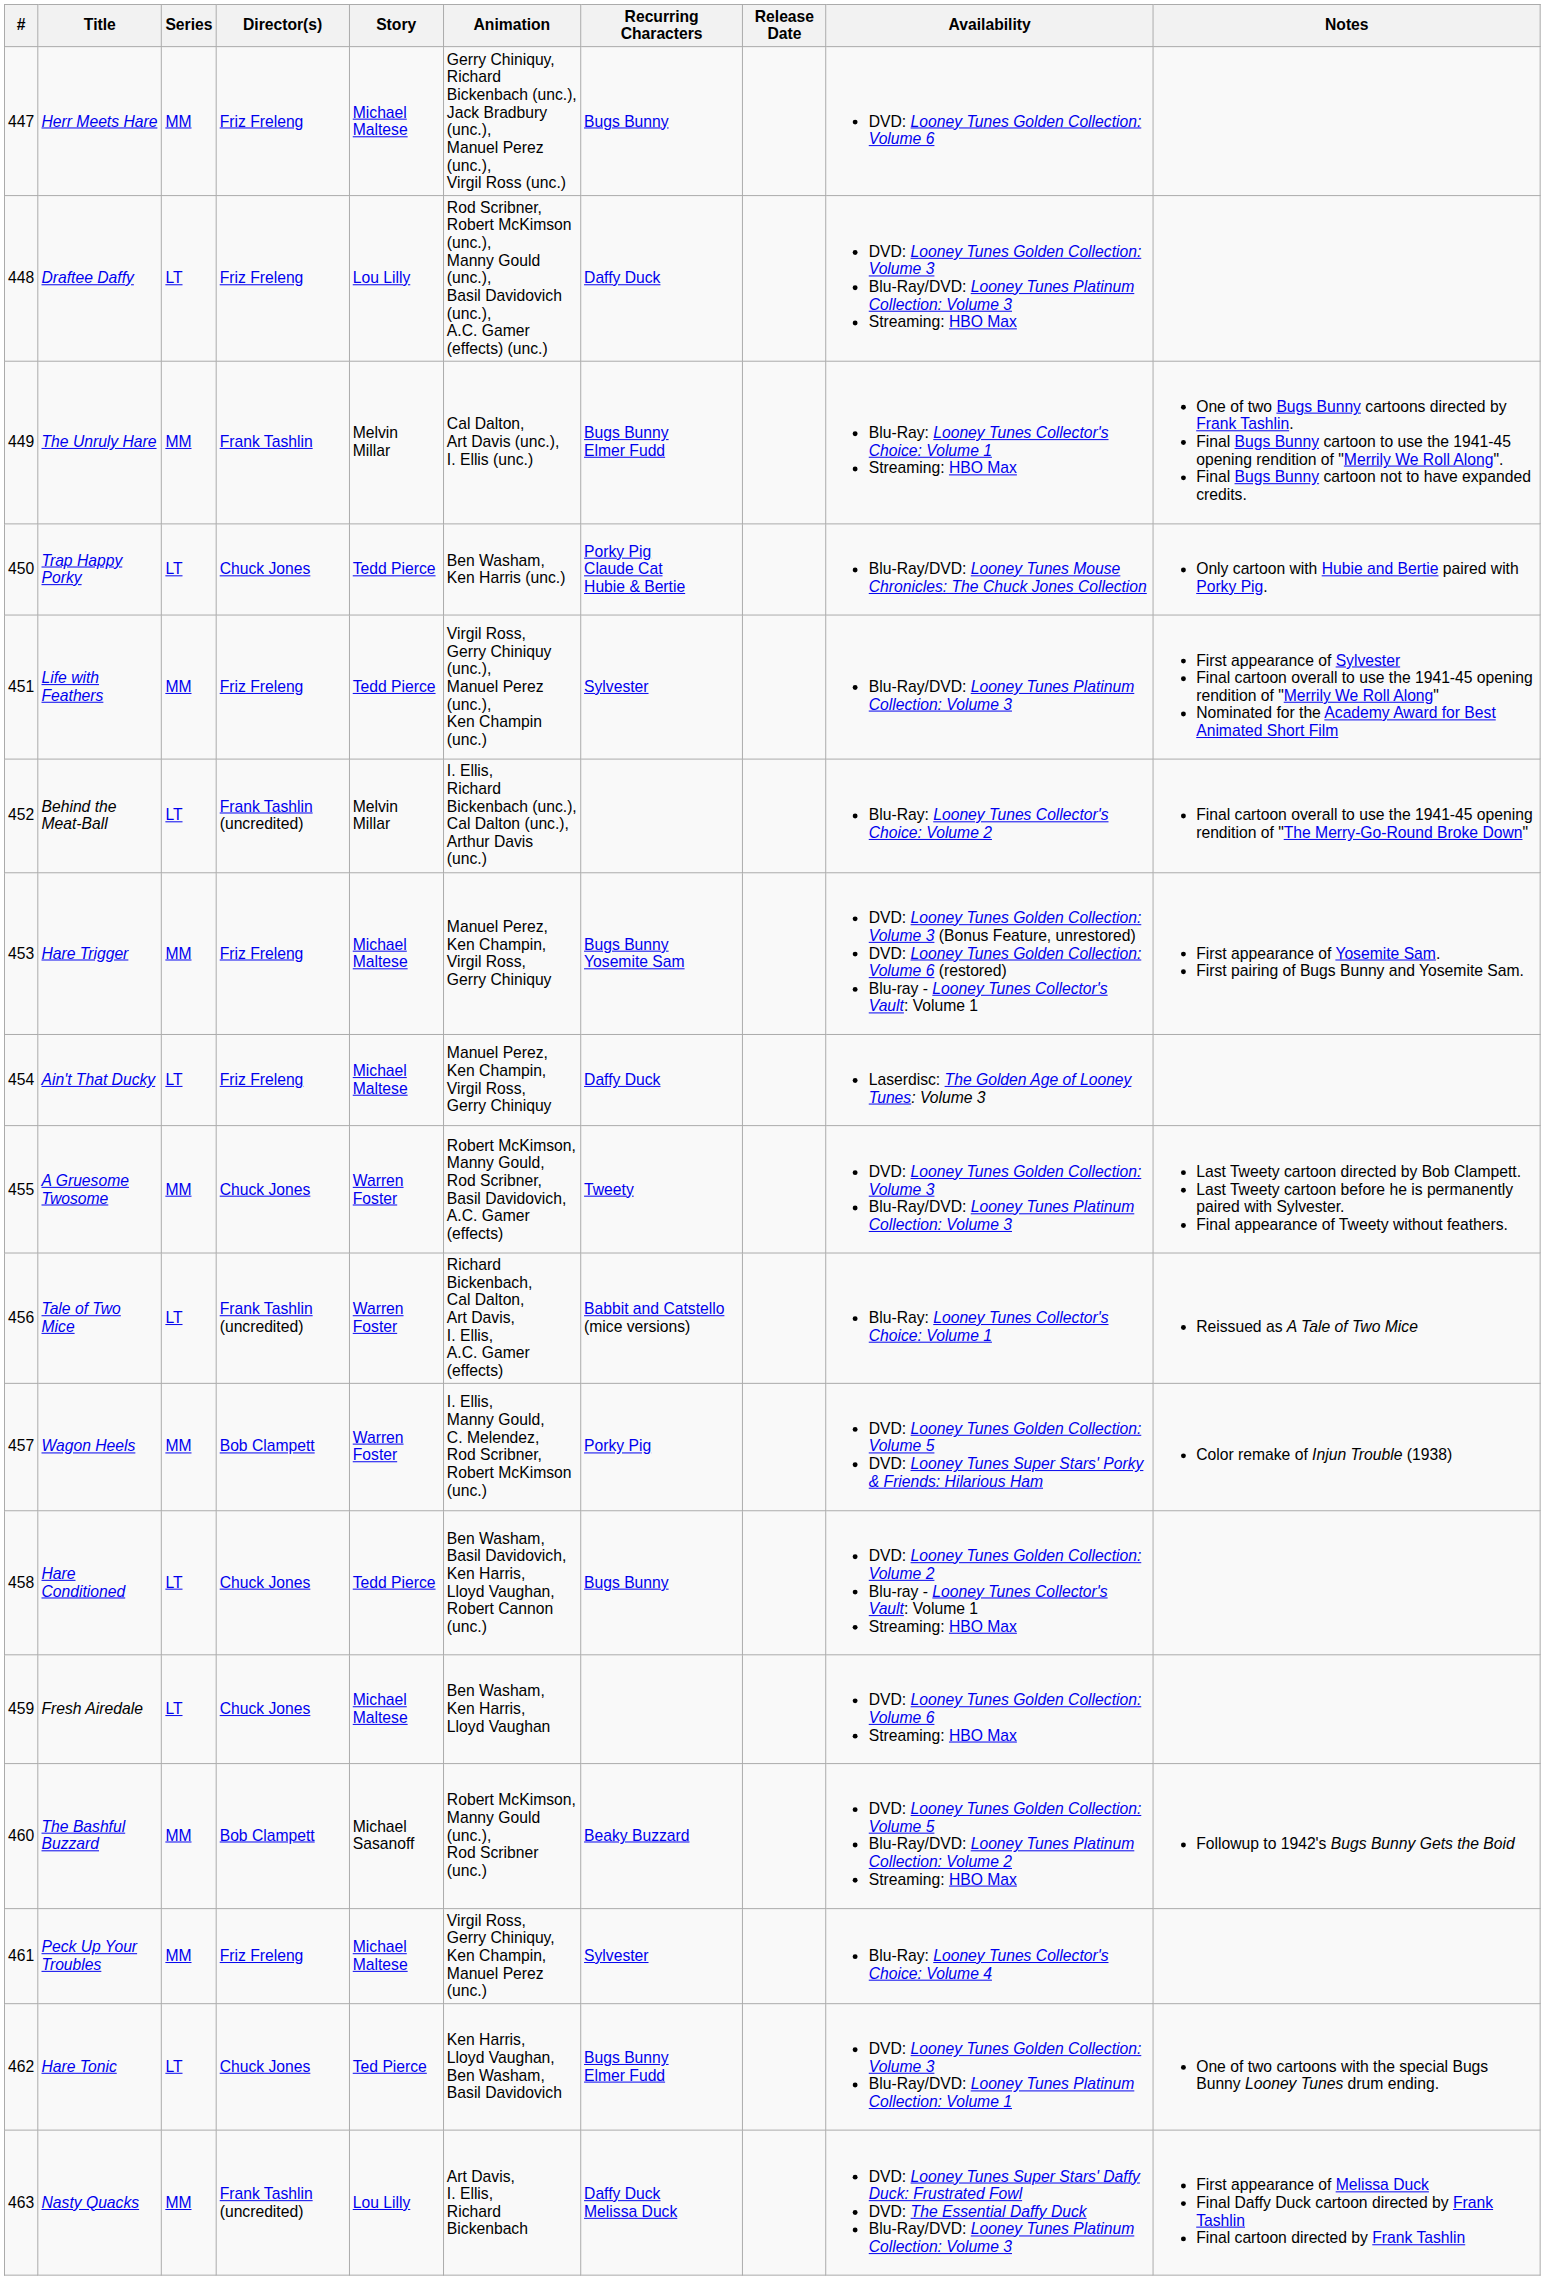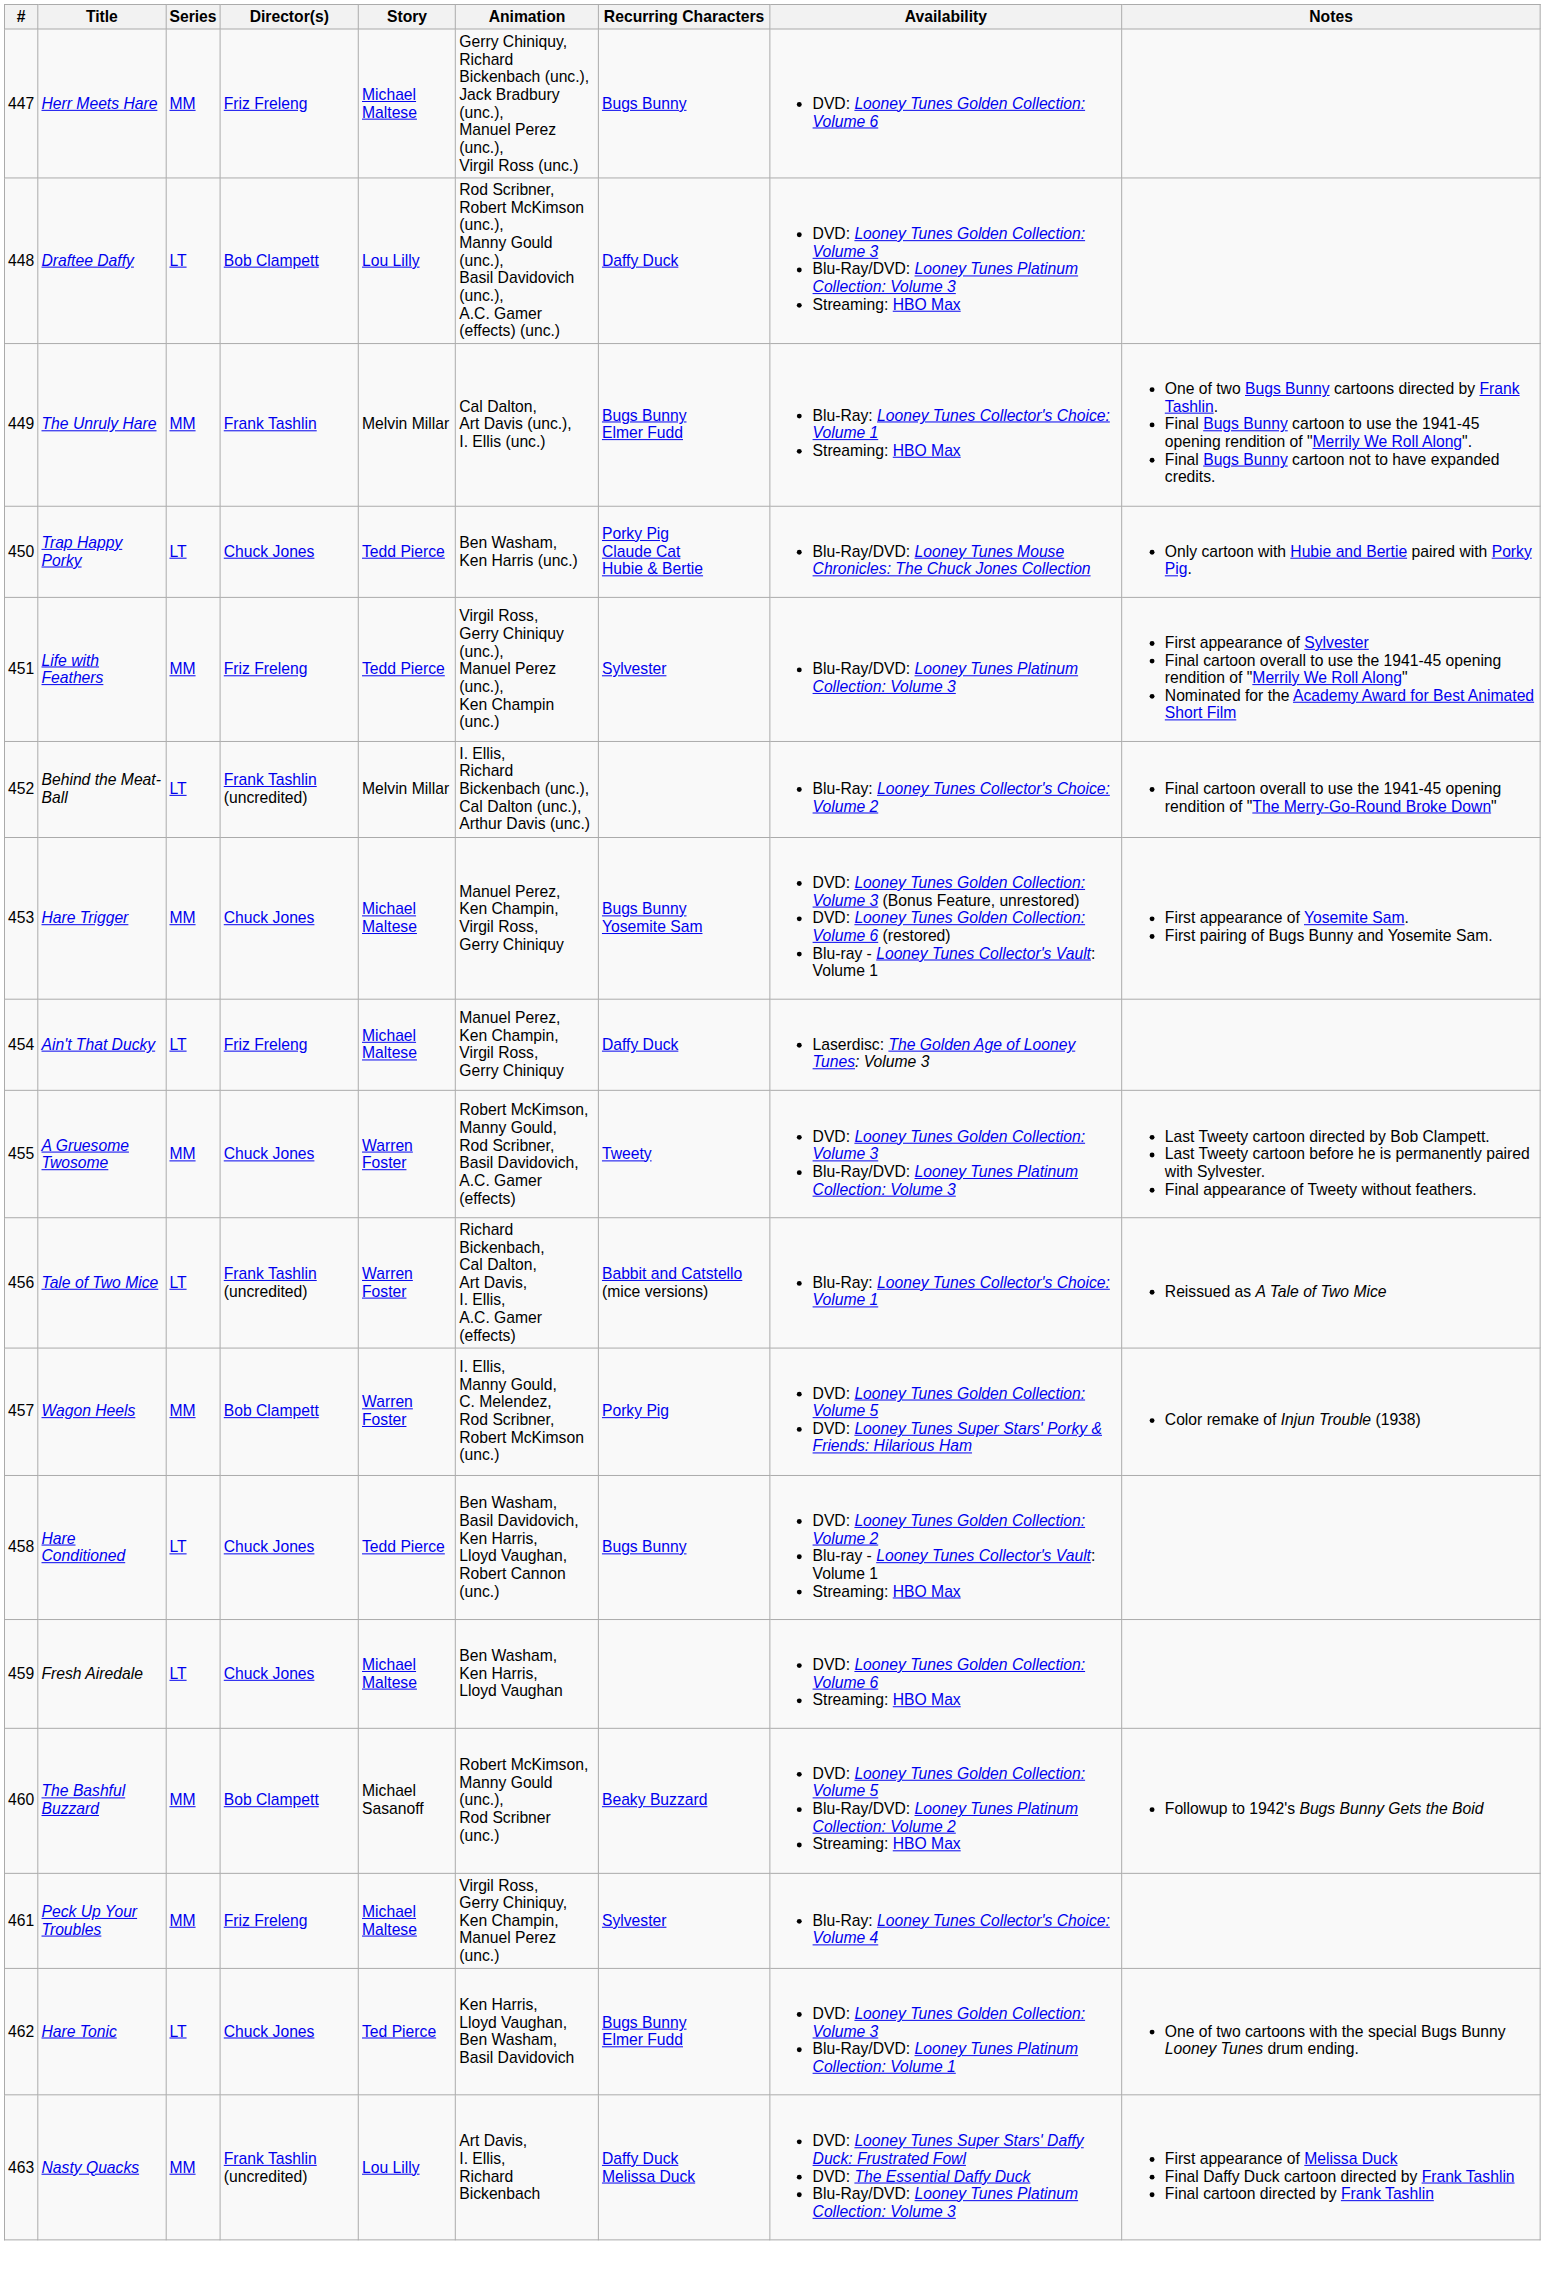- column: (784, 25)
(262, 278) Friz Freleng -> (271, 260) Bob Clampett
(262, 953) Friz Freleng -> (269, 918) Chuck Jones
